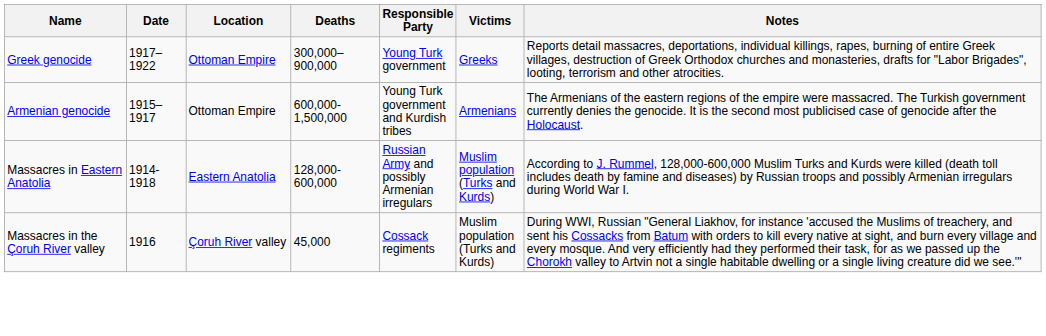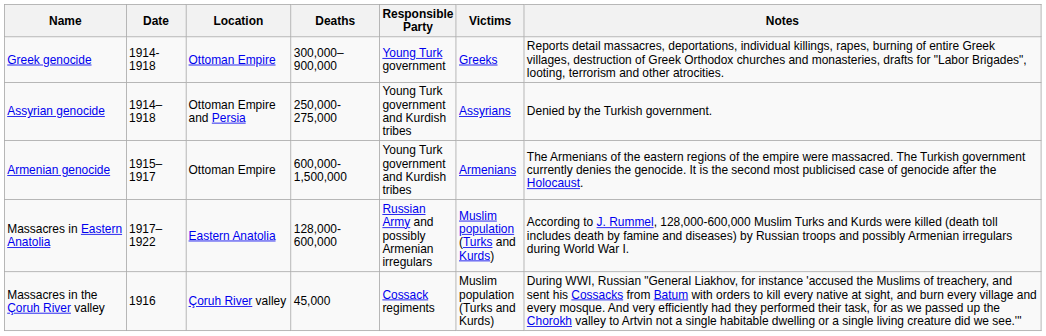(146, 60) 1917–1922 -> (144, 60) 1914-1918
+ row: (56, 112)
(144, 177) 1914-1918 -> (146, 236) 1917–1922
